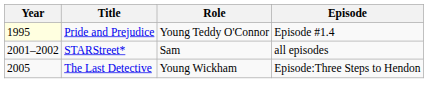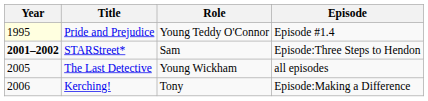(33, 50) normal -> (33, 50) bold
(301, 50) all episodes -> (347, 50) Episode:Three Steps to Hendon
(347, 68) Episode:Three Steps to Hendon -> (301, 68) all episodes
+ row: (88, 86)
